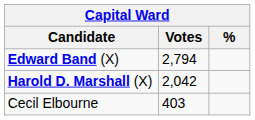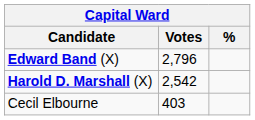(179, 59) 2,794 -> (179, 59) 2,796
(179, 81) 2,042 -> (179, 81) 2,542
